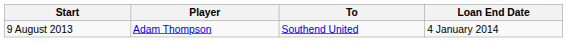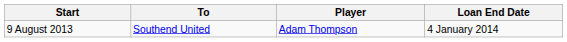columns swapped: (205, 13) <-> (352, 13)
